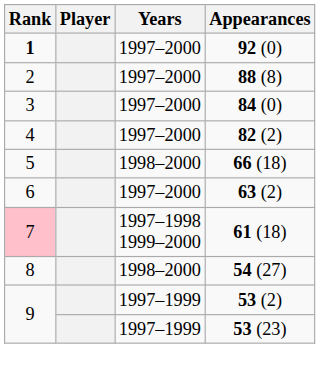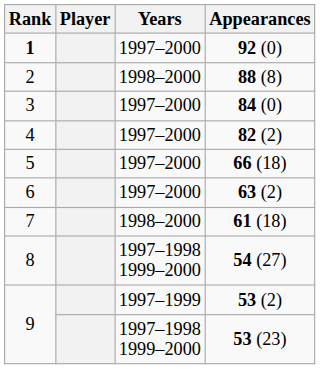(160, 76) 1997–2000 -> (160, 76) 1998–2000
(160, 163) 1998–2000 -> (160, 163) 1997–2000
(30, 231) pink background -> (30, 221) no background
(160, 231) 1997–1998 1999–2000 -> (160, 221) 1998–2000
(160, 270) 1998–2000 -> (160, 260) 1997–1998 1999–2000
(160, 328) 1997–1999 -> (160, 339) 1997–1998 1999–2000
